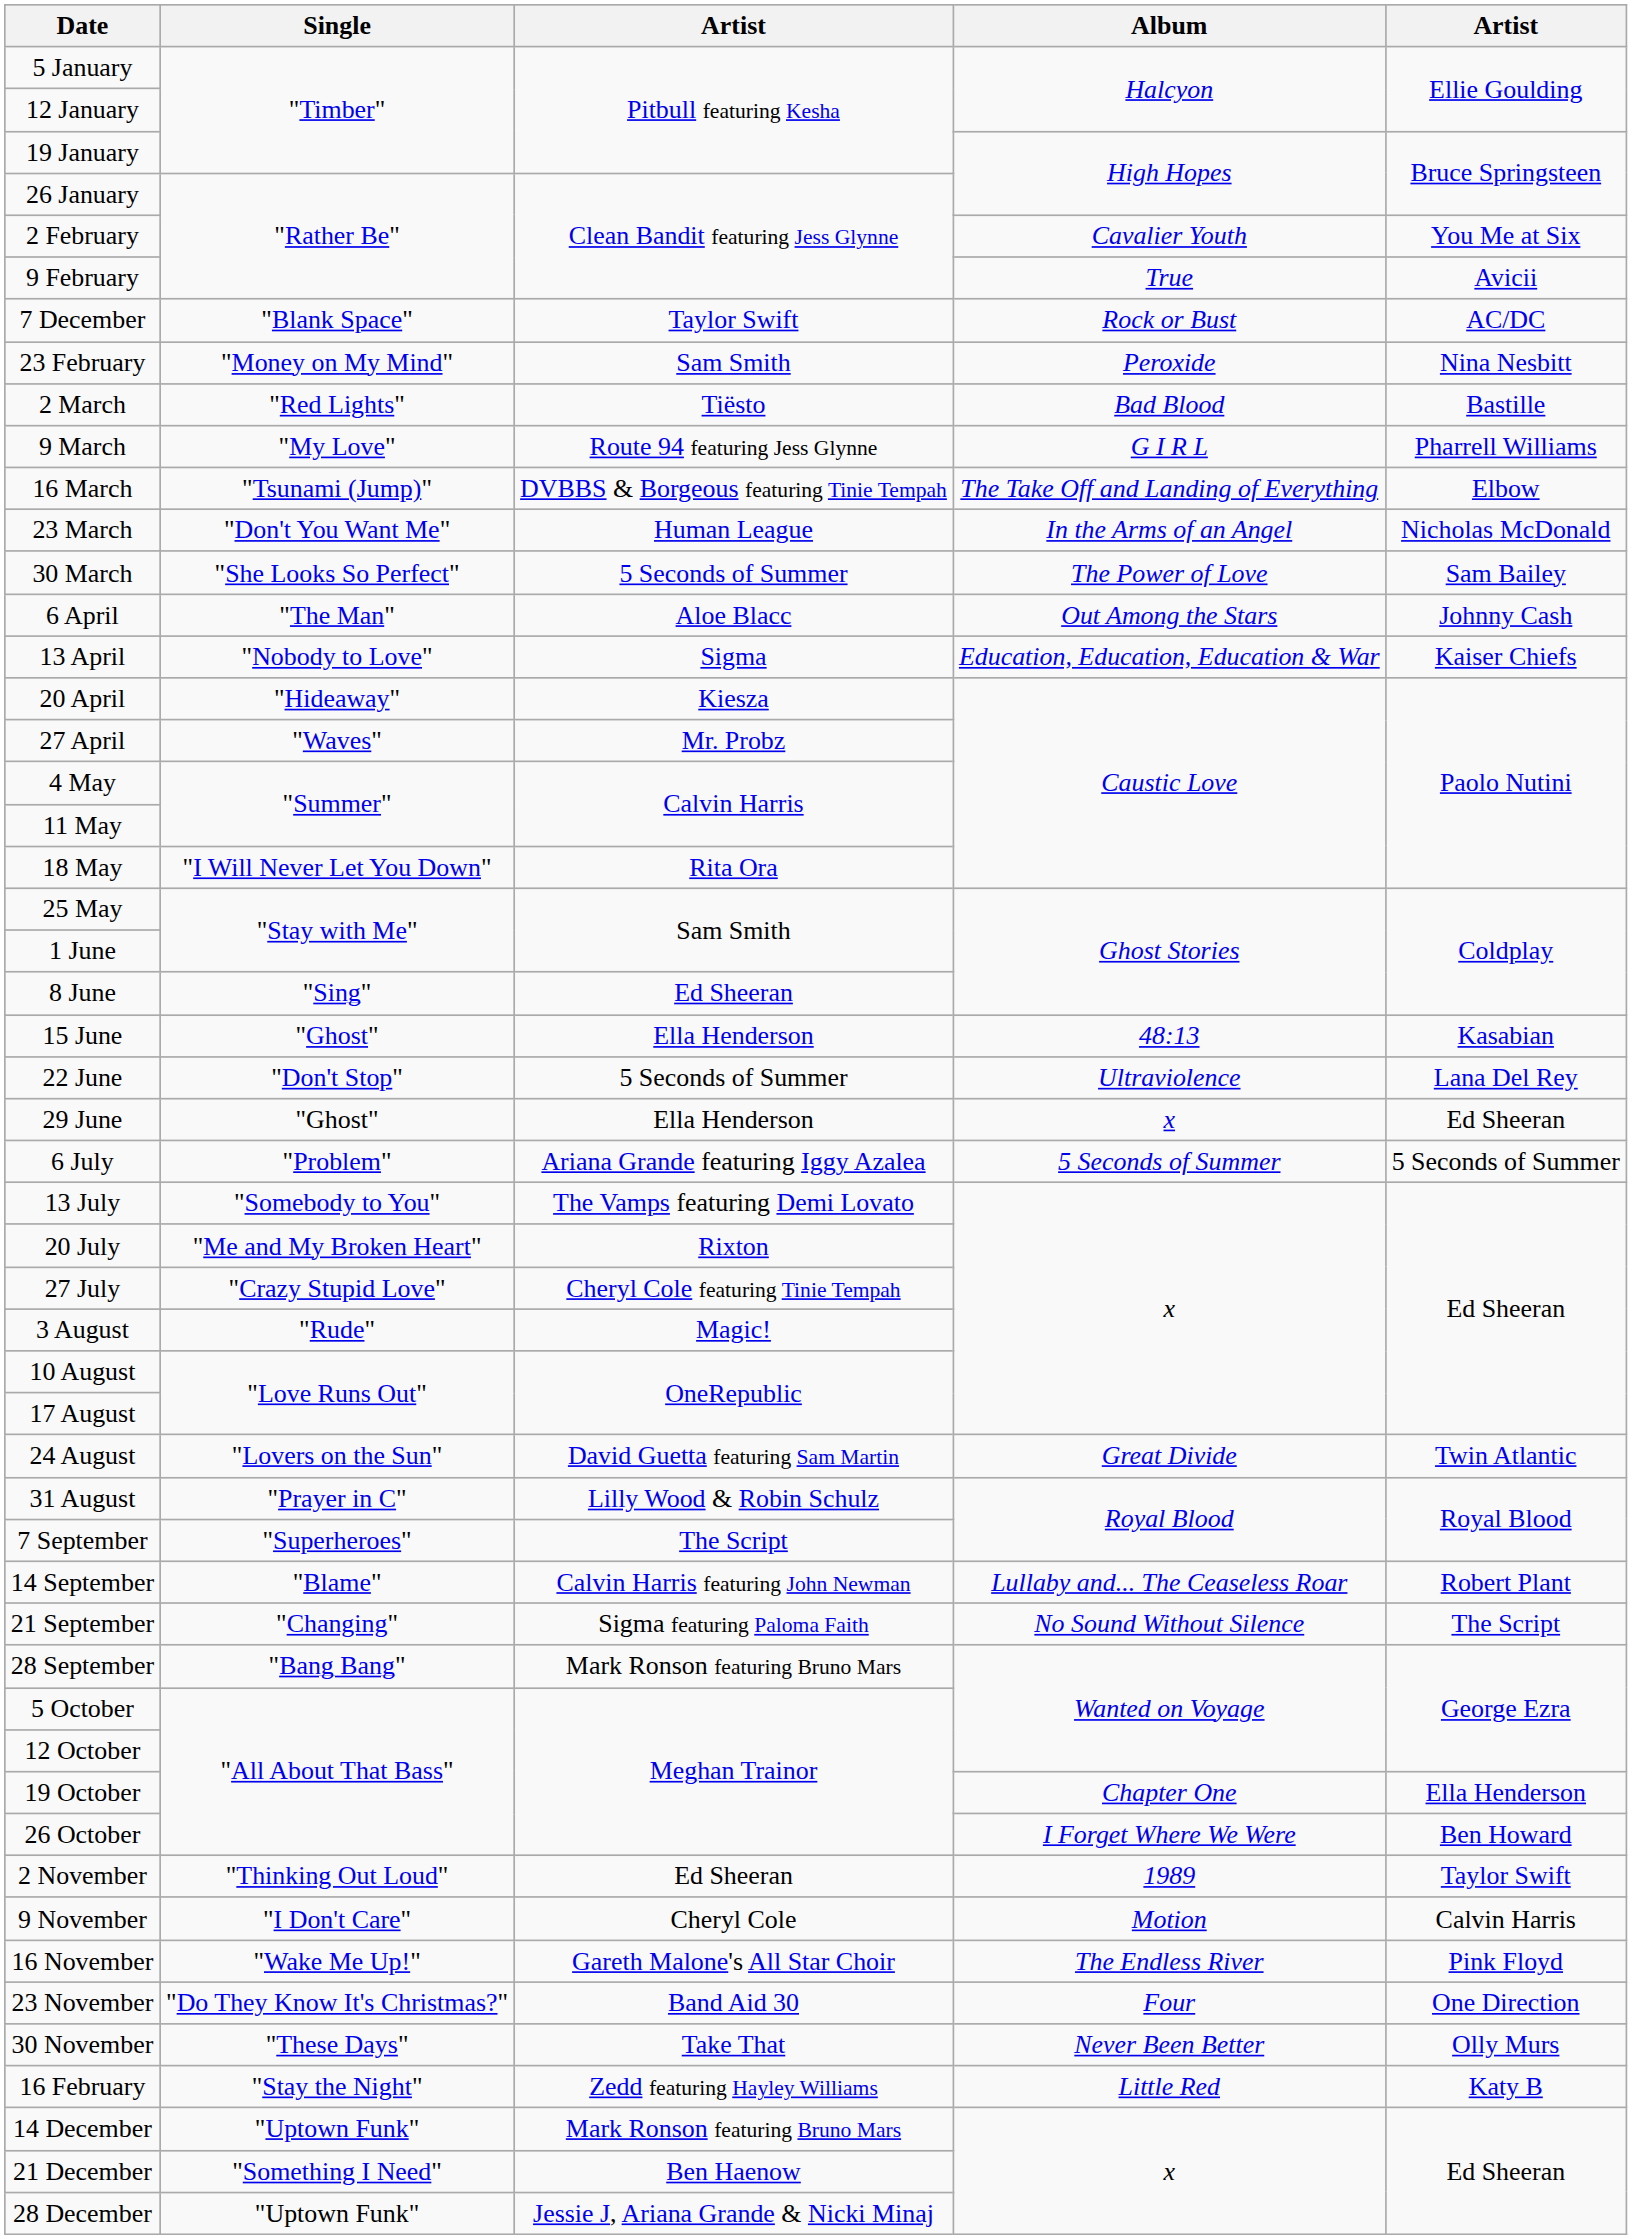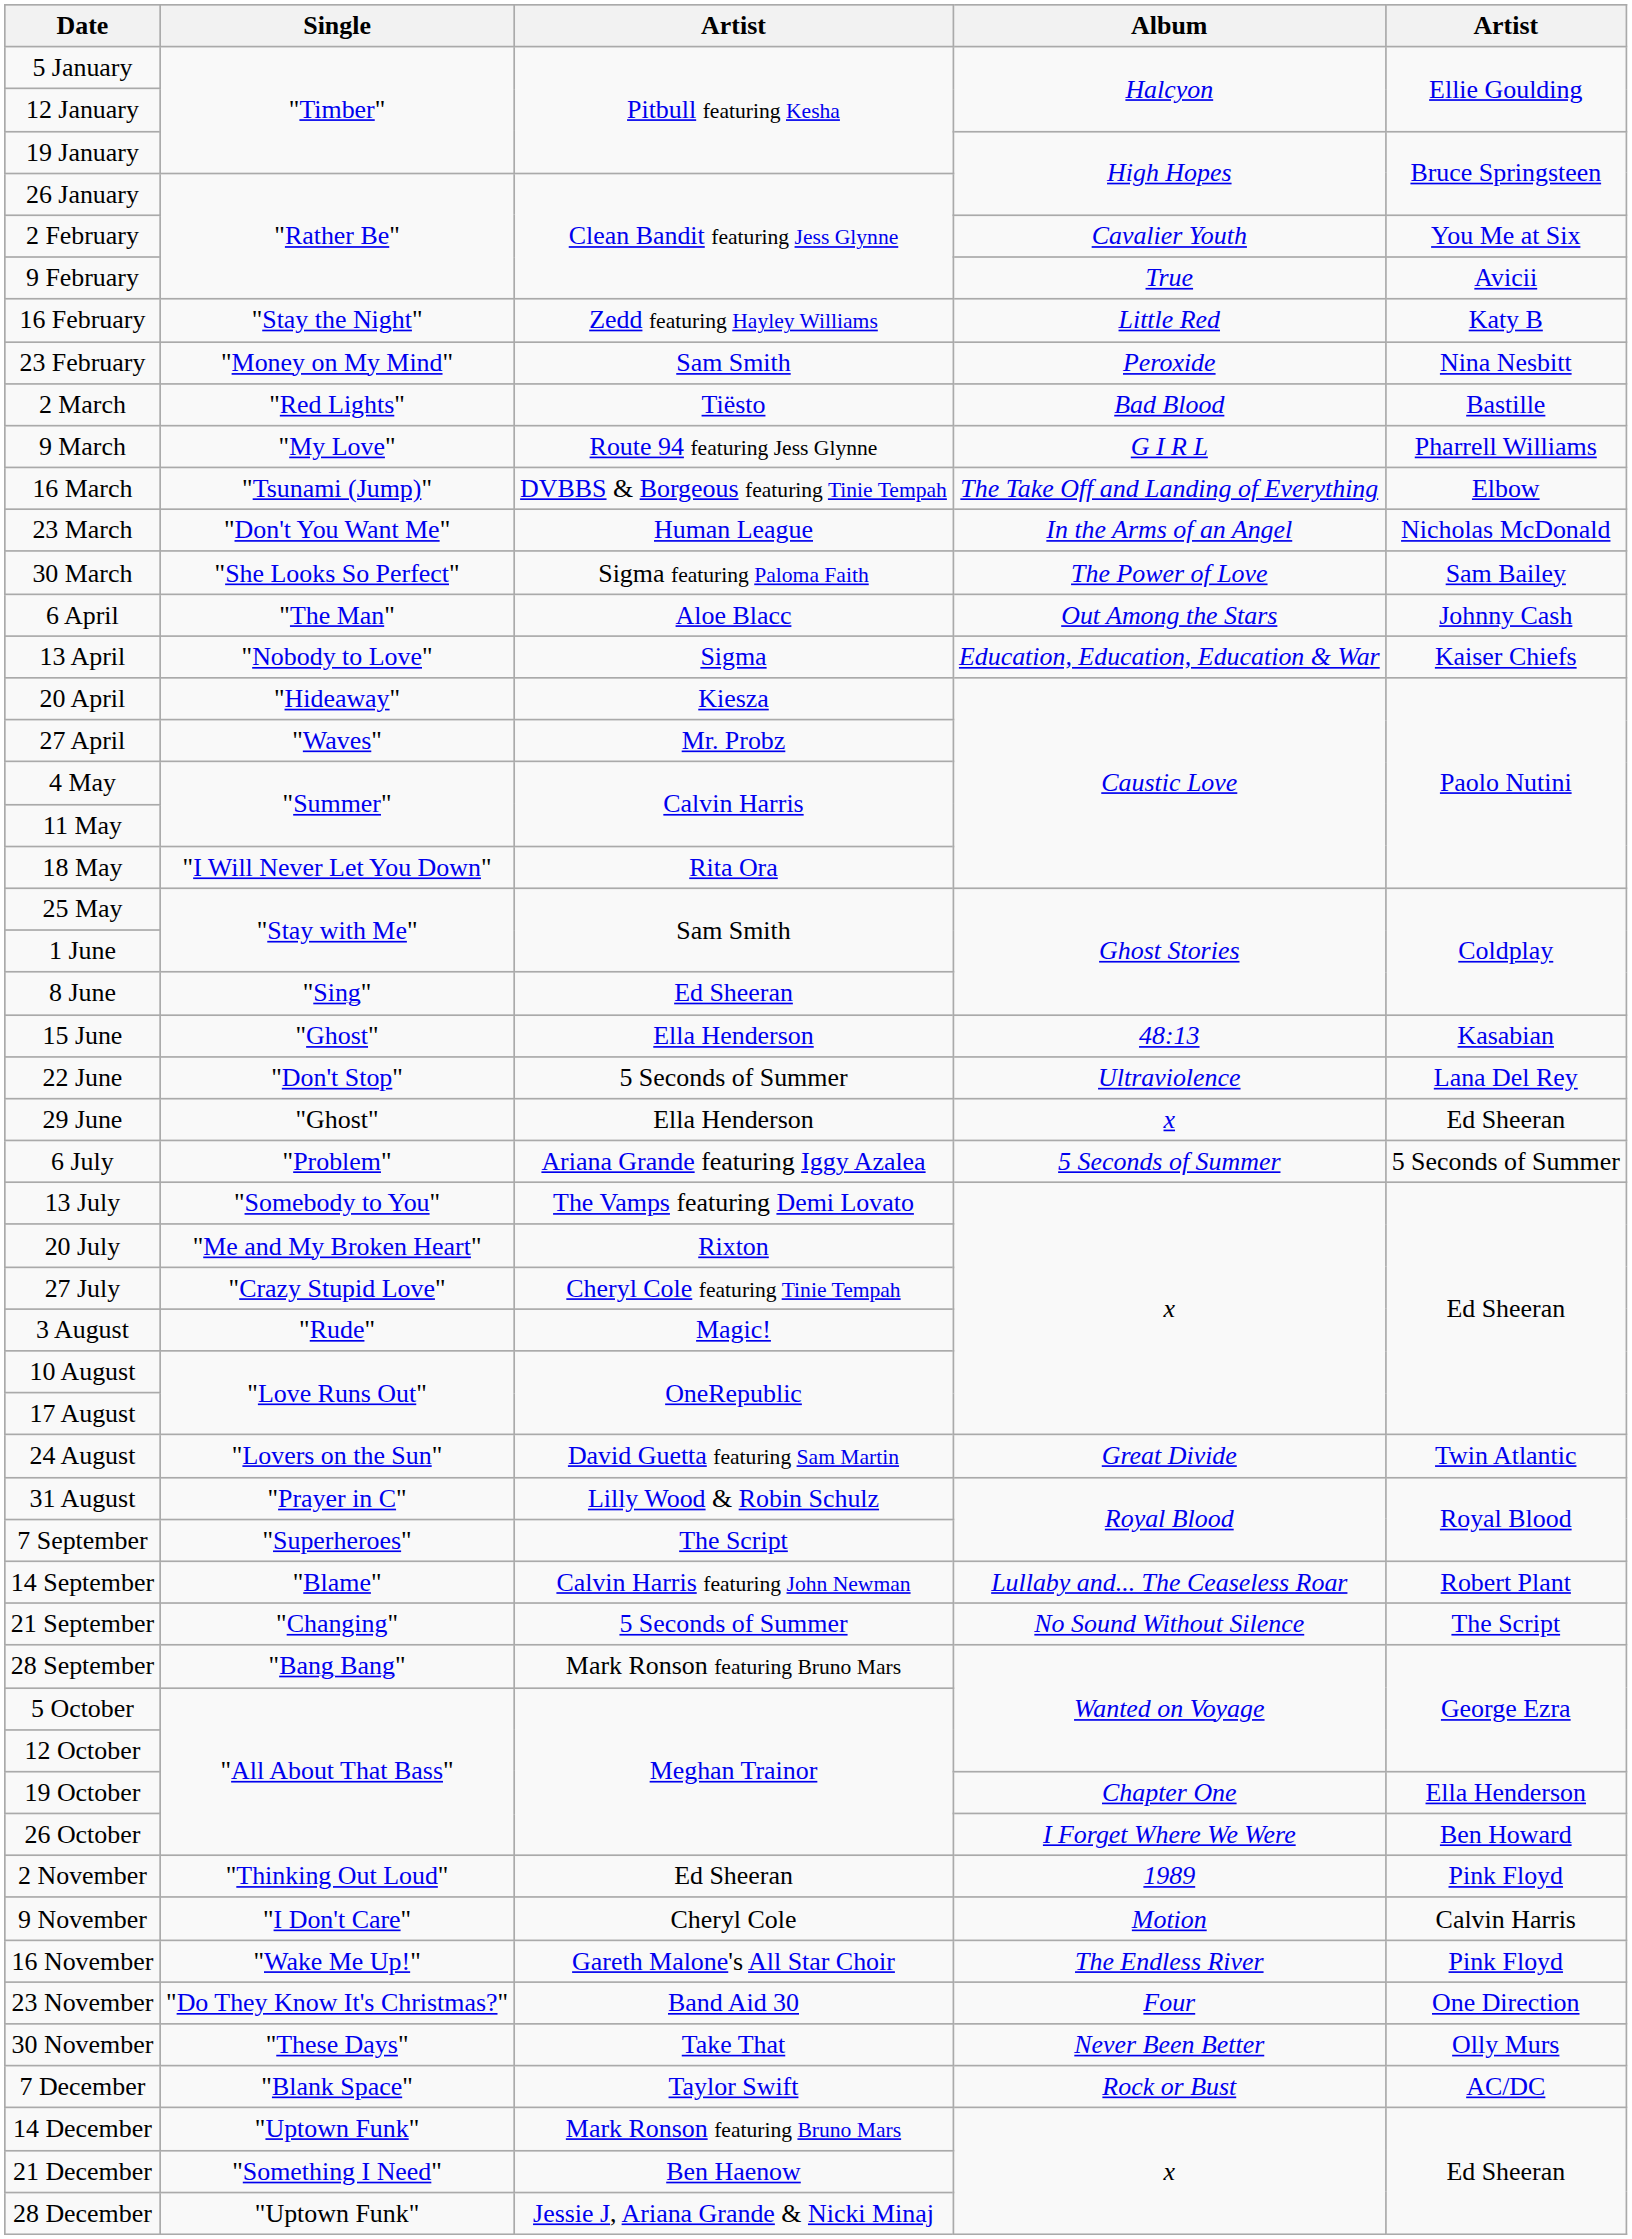rows swapped: (82, 2086) <-> (82, 319)
(734, 571) 5 Seconds of Summer -> (733, 571) Sigma featuring Paloma Faith
(733, 1623) Sigma featuring Paloma Faith -> (734, 1623) 5 Seconds of Summer
(1506, 1875) Taylor Swift -> (1506, 1875) Pink Floyd
